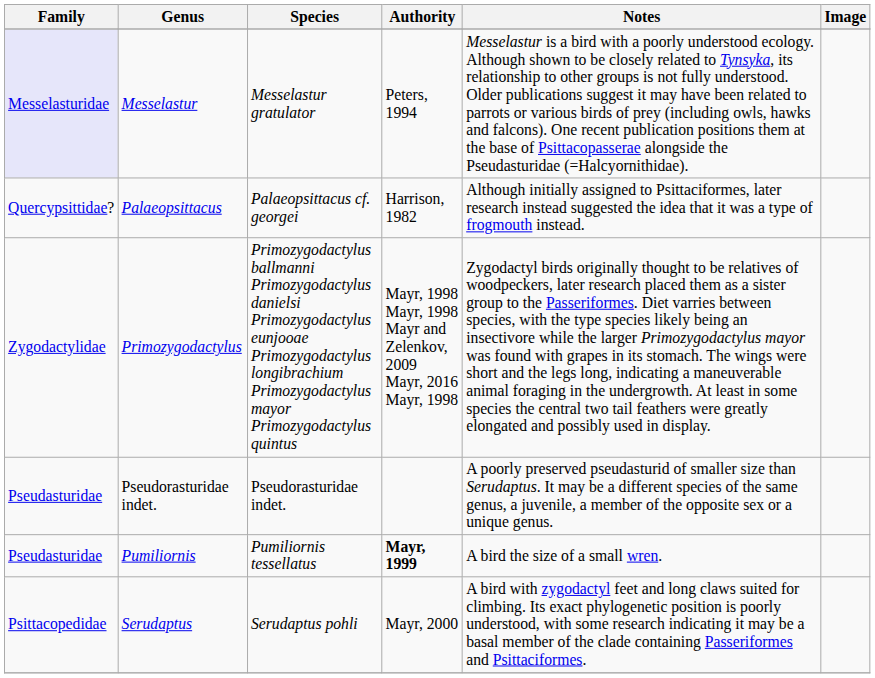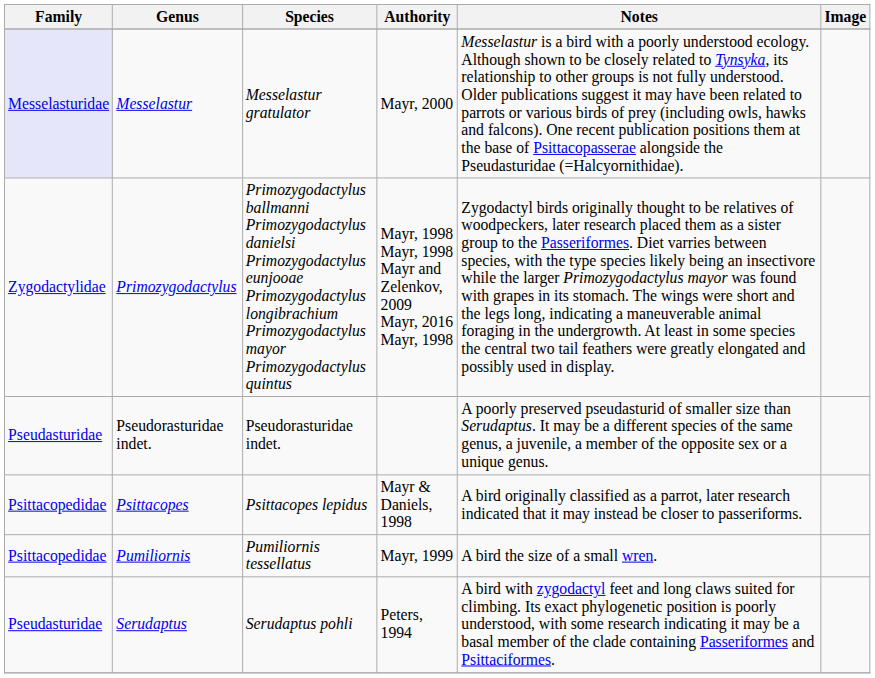(407, 103) Peters, 1994 -> (417, 103) Mayr, 2000
- row: (172, 207)
+ row: (152, 504)
(55, 555) Pseudasturidae -> (57, 555) Psittacopedidae
(406, 555) bold -> (417, 555) normal
(57, 624) Psittacopedidae -> (55, 624) Pseudasturidae
(422, 624) Mayr, 2000 -> (402, 624) Peters, 1994
